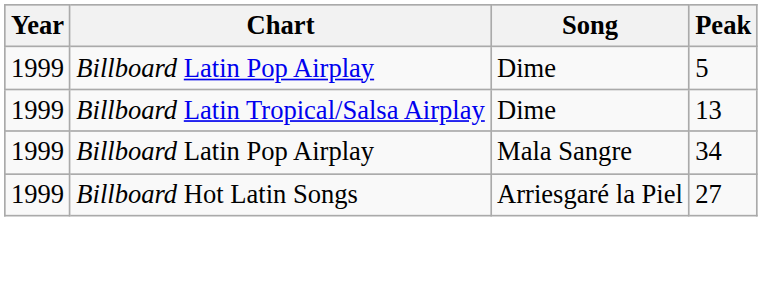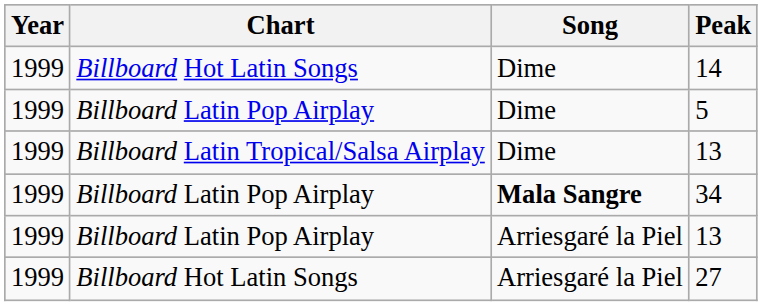+ row: (217, 67)
(565, 151) normal -> (569, 194) bold
+ row: (225, 236)
